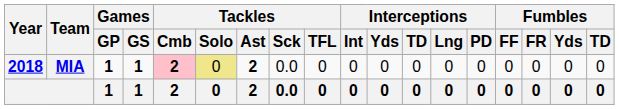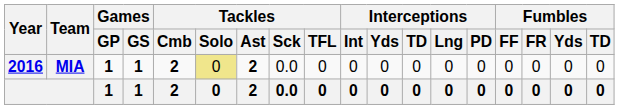(26, 66) 2018 -> (26, 66) 2016
(174, 66) pink background -> (174, 66) no background
